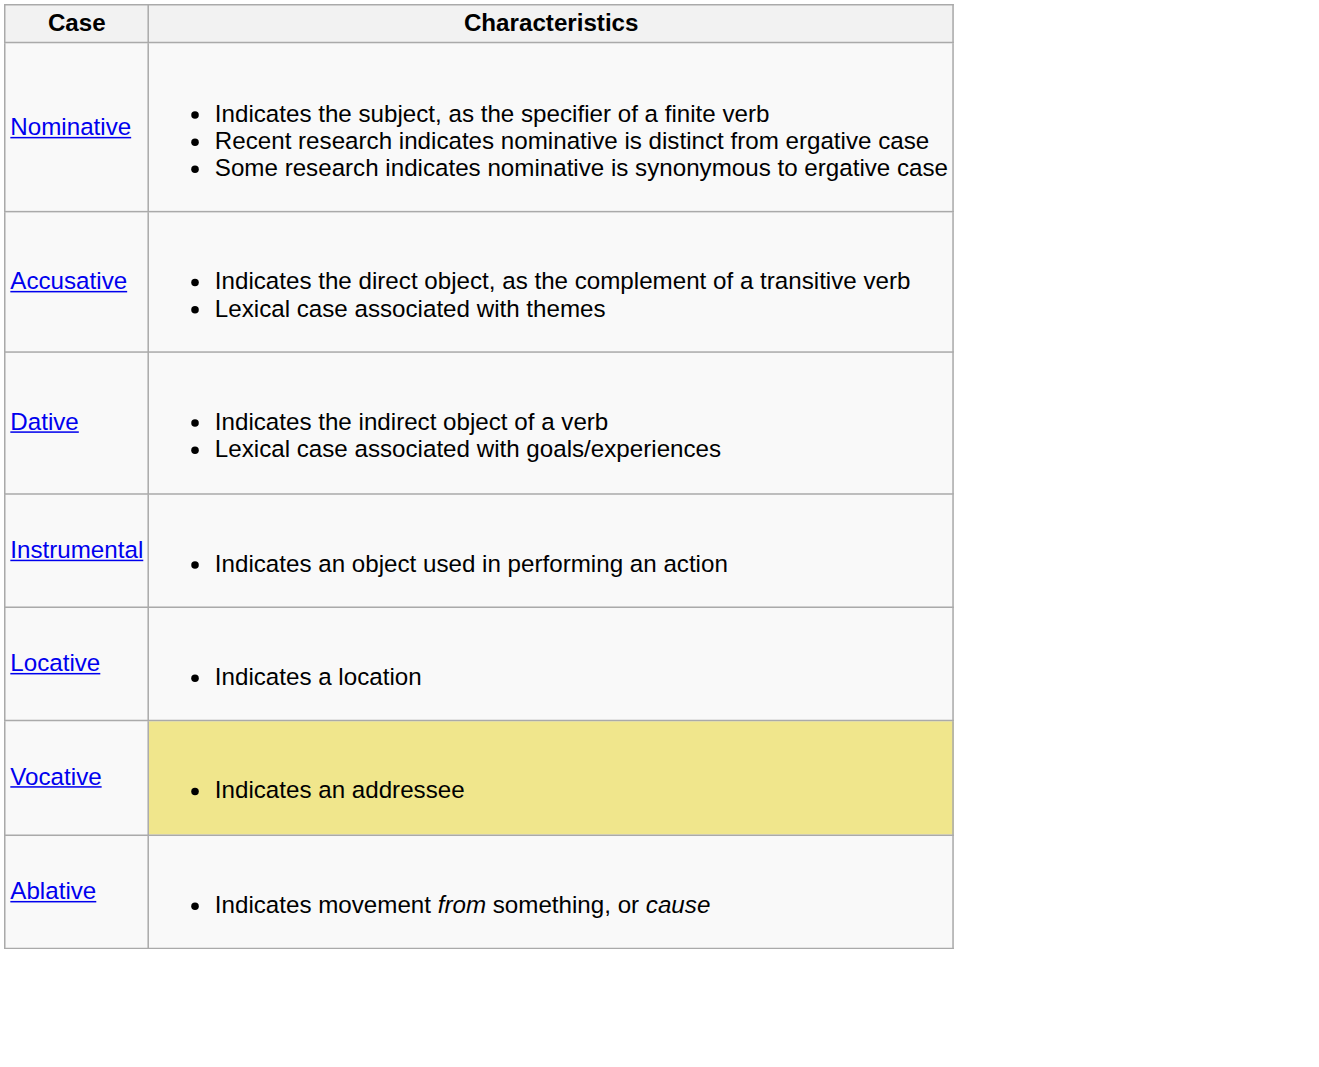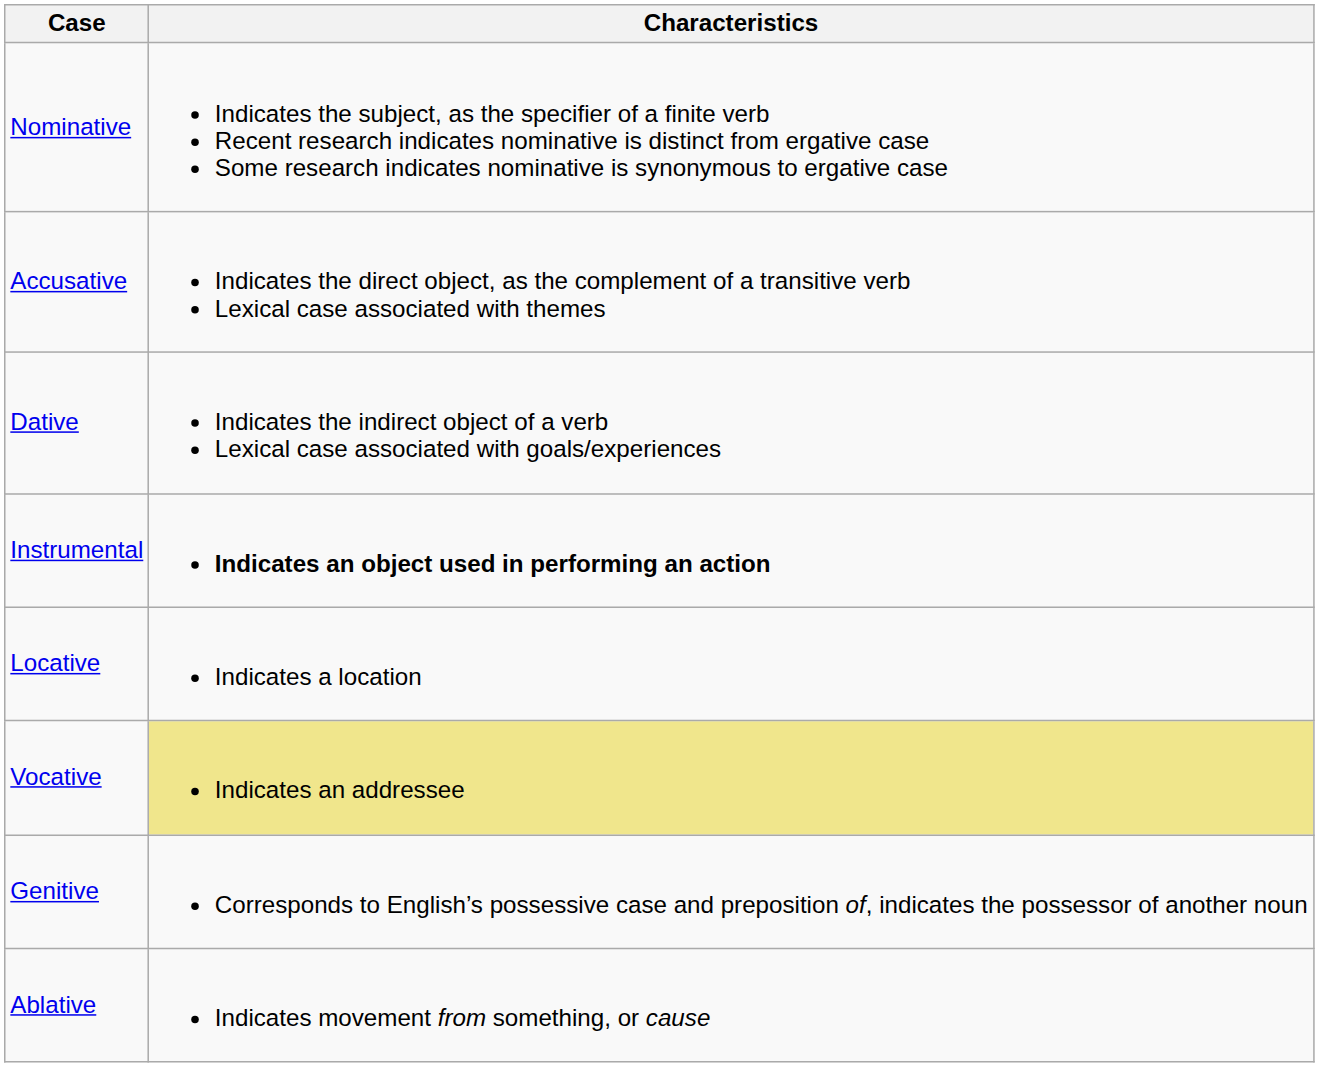(551, 564) normal -> (731, 564) bold
+ row: (55, 891)
